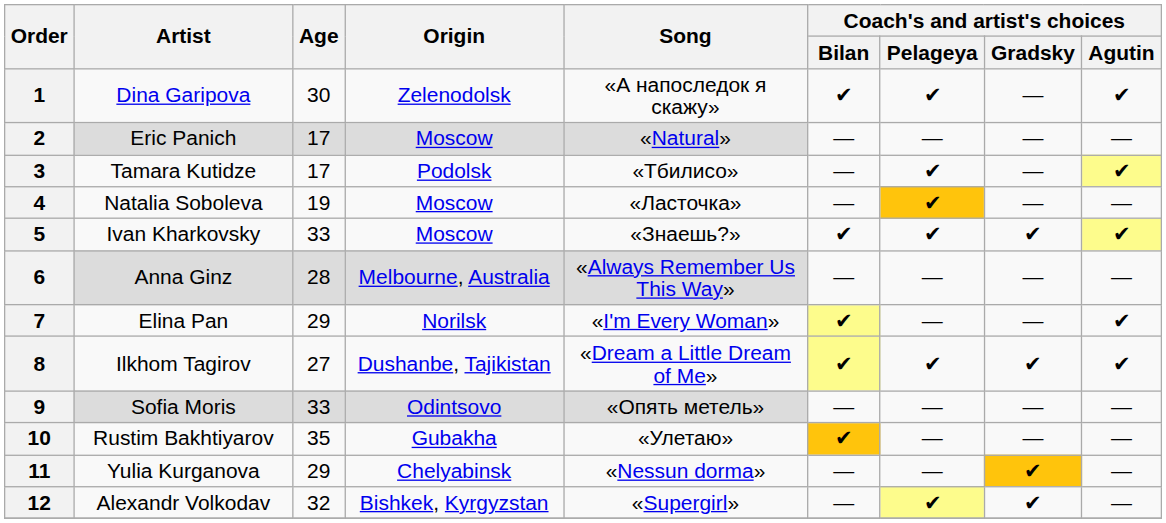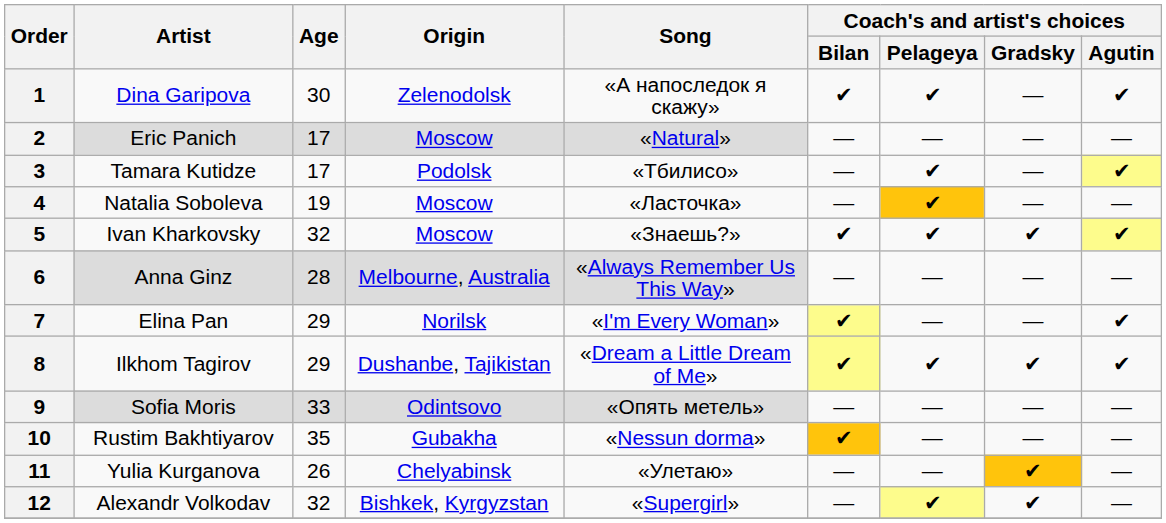(319, 234) 33 -> (319, 234) 32
(319, 364) 27 -> (319, 364) 29
(685, 439) «Улетаю» -> (685, 439) «Nessun dorma»
(319, 471) 29 -> (319, 471) 26
(685, 471) «Nessun dorma» -> (685, 471) «Улетаю»
